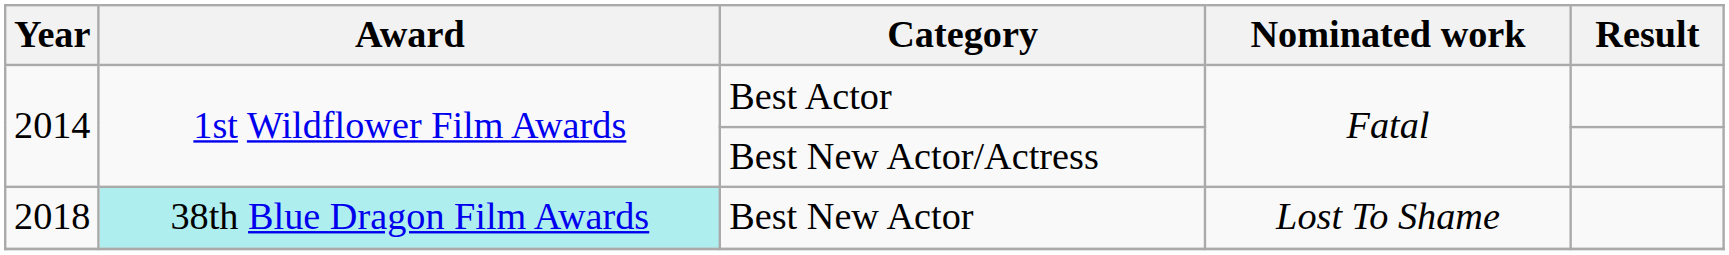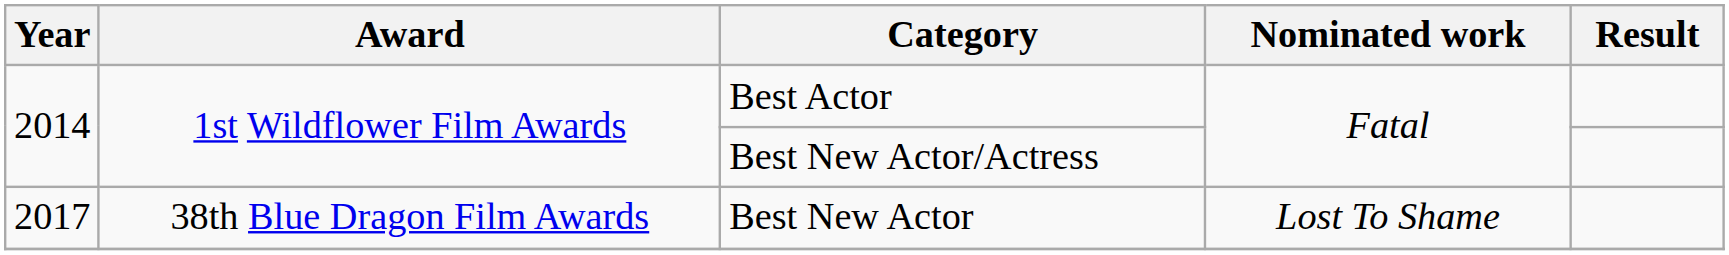(52, 216) 2018 -> (52, 216) 2017
(410, 216) paleturquoise background -> (410, 216) no background
